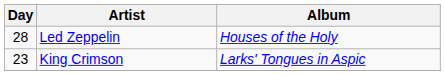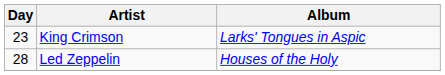rows swapped: (81, 59) <-> (80, 37)
